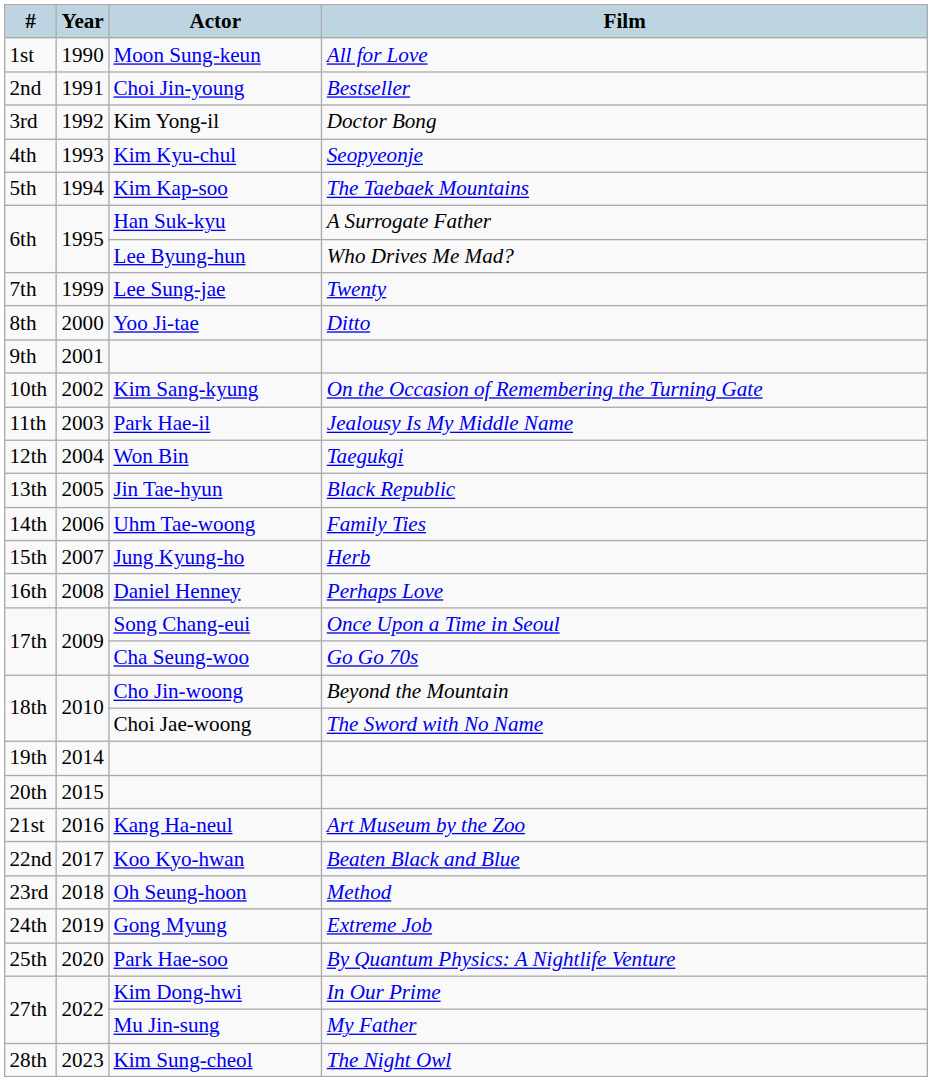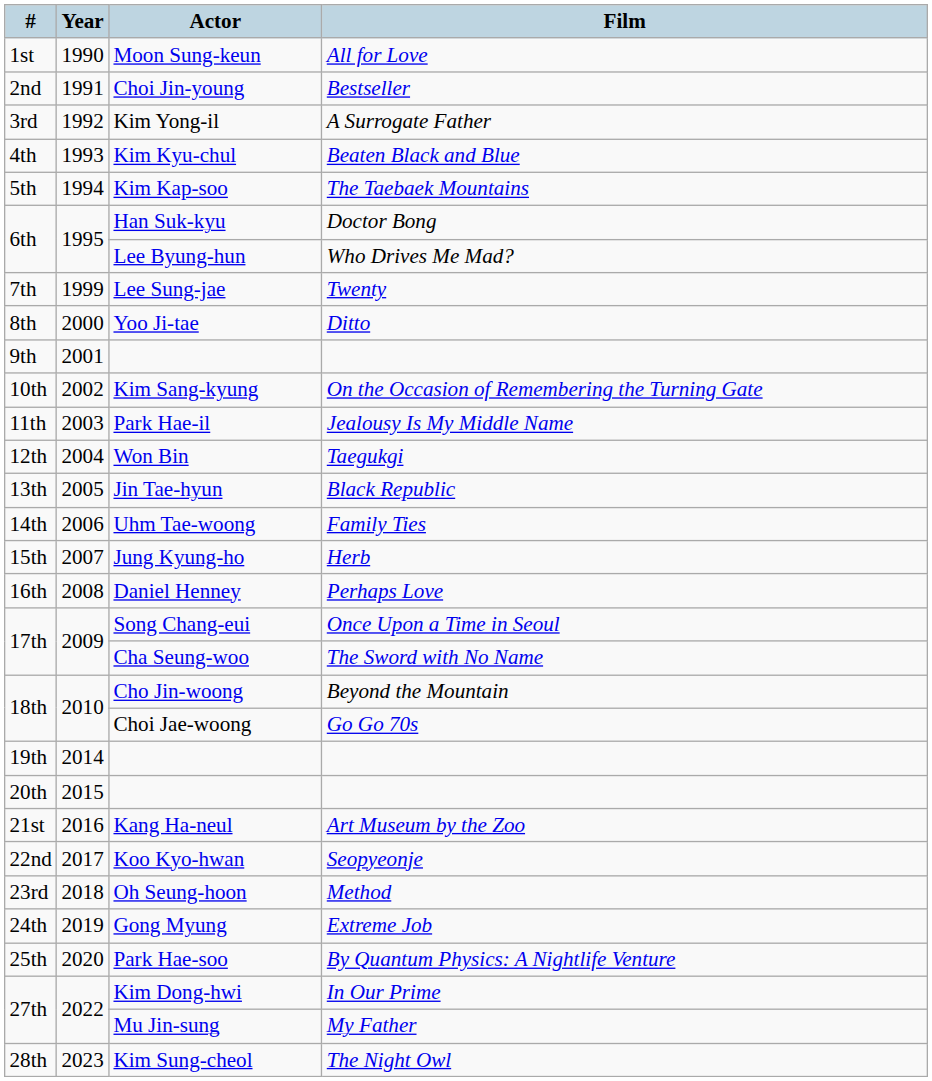(382, 121) Doctor Bong -> (409, 121) A Surrogate Father
(375, 155) Seopyeonje -> (423, 155) Beaten Black and Blue
(409, 222) A Surrogate Father -> (382, 222) Doctor Bong
(373, 657) Go Go 70s -> (435, 657) The Sword with No Name
(435, 724) The Sword with No Name -> (373, 724) Go Go 70s
(423, 858) Beaten Black and Blue -> (375, 858) Seopyeonje
